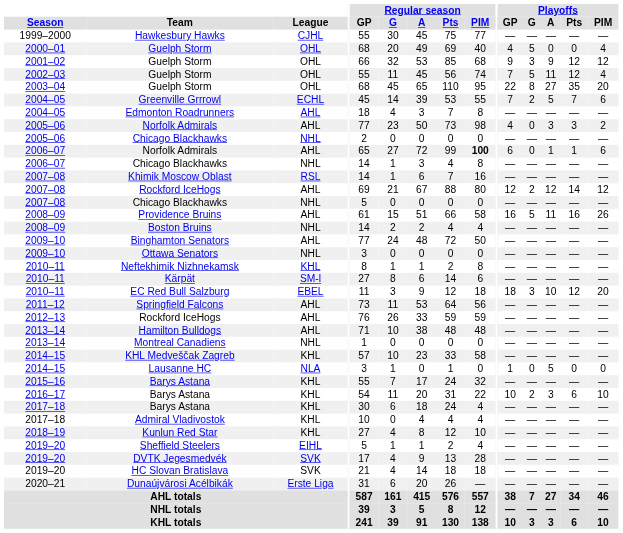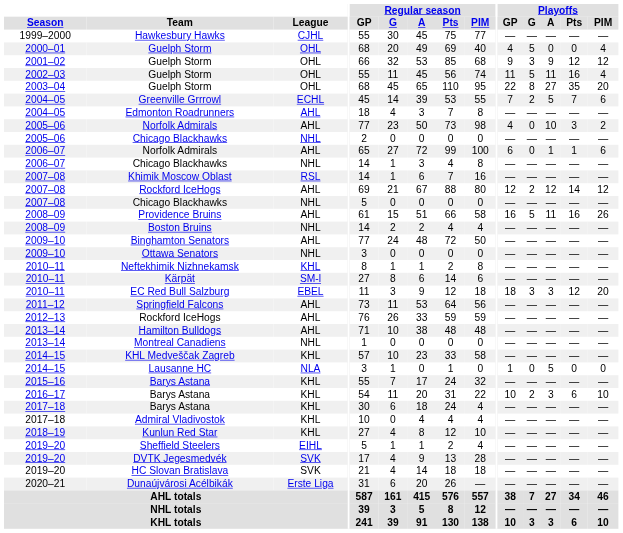(510, 74) 7 -> (510, 74) 11
(574, 74) 12 -> (574, 74) 16
(551, 125) 3 -> (551, 125) 10
(480, 151) bold -> (480, 151) normal
(551, 292) 10 -> (551, 292) 3
